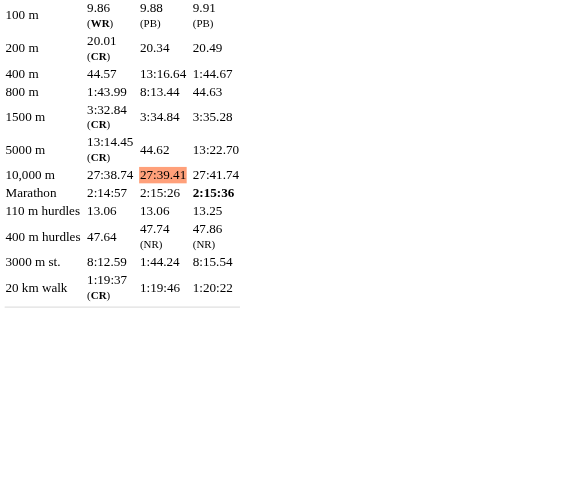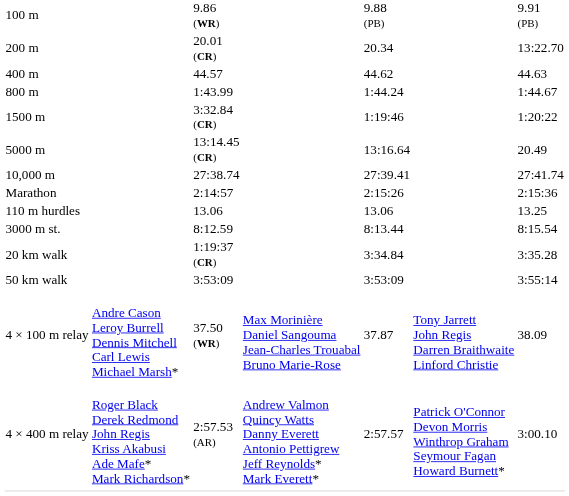(208, 48) 20.49 -> (541, 48) 13:22.70
(163, 73) 13:16.64 -> (379, 73) 44.62
(213, 73) 1:44.67 -> (532, 73) 44.63
(160, 91) 8:13.44 -> (384, 91) 1:44.24
(208, 91) 44.63 -> (537, 91) 1:44.67
(160, 116) 3:34.84 -> (384, 116) 1:19:46
(213, 116) 3:35.28 -> (538, 116) 1:20:22
(155, 149) 44.62 -> (387, 149) 13:16.64
(216, 149) 13:22.70 -> (532, 149) 20.49
(163, 175) lightsalmon background -> (387, 175) no background
(214, 193) bold -> (538, 193) normal
- row: (43, 236)
(160, 262) 1:44.24 -> (384, 229) 8:13.44
(160, 287) 1:19:46 -> (384, 254) 3:34.84
(213, 287) 1:20:22 -> (537, 254) 3:35.28
+ row: (36, 280)
+ row: (47, 335)
+ row: (47, 434)
